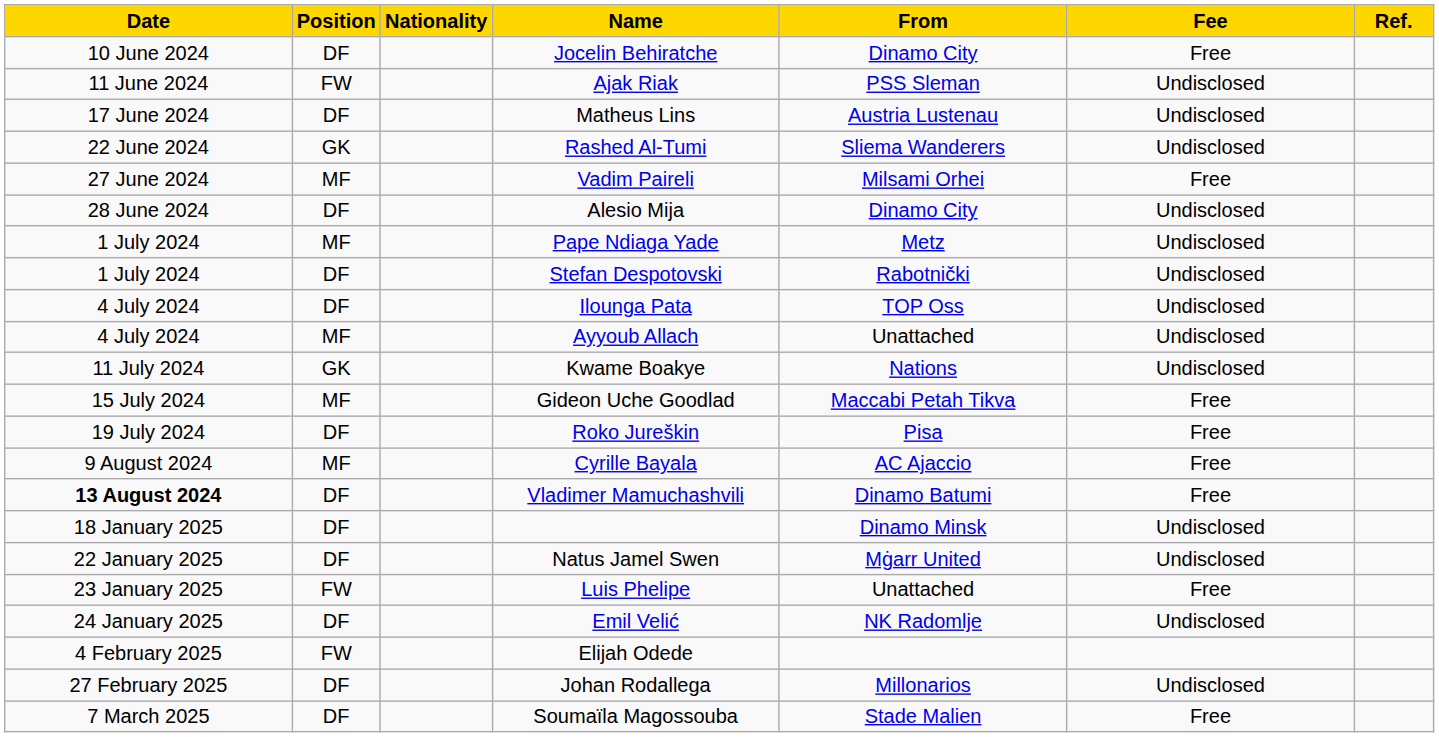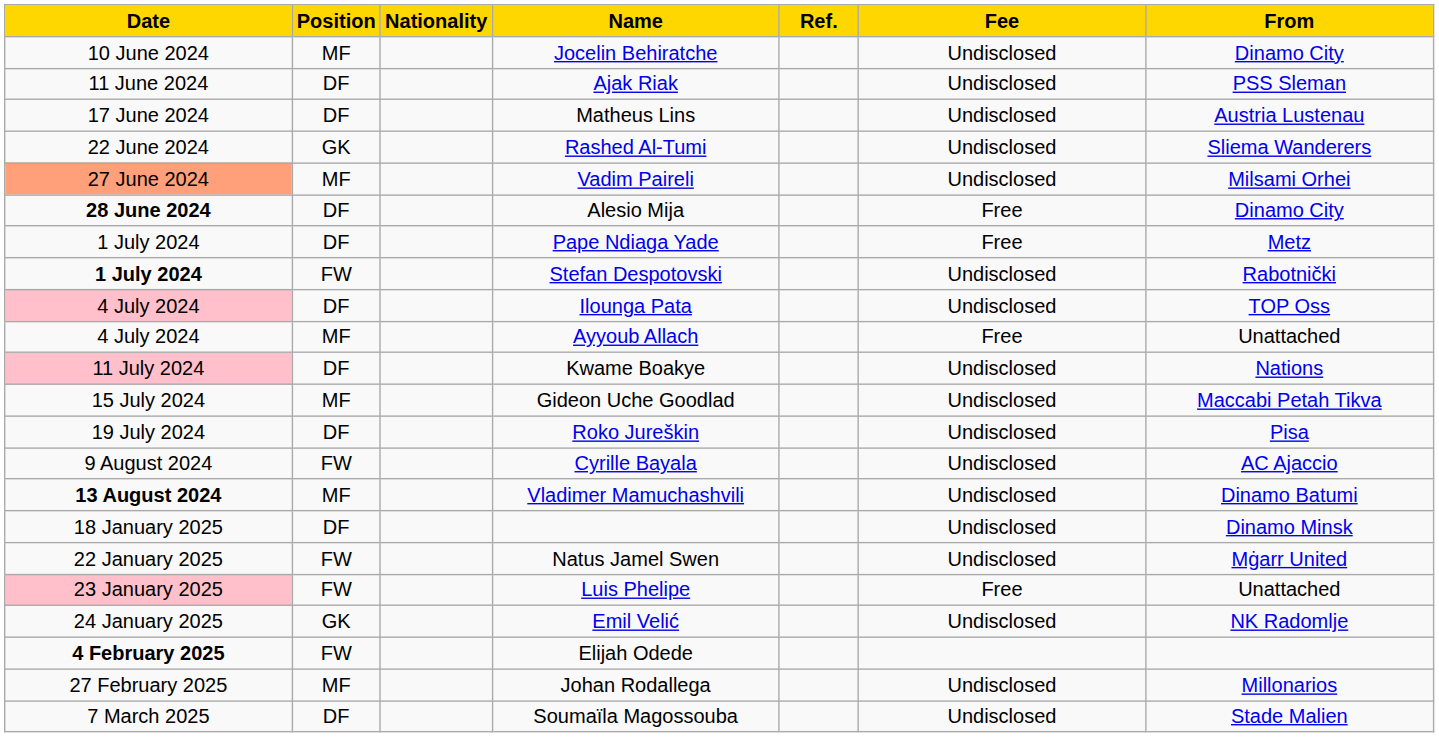columns swapped: (923, 21) <-> (1394, 21)
(336, 53) DF -> (336, 53) MF
(1210, 53) Free -> (1002, 53) Undisclosed
(336, 84) FW -> (336, 84) DF
(148, 179) no background -> (148, 179) lightsalmon background
(1210, 179) Free -> (1002, 179) Undisclosed
(148, 211) normal -> (148, 211) bold
(1210, 211) Undisclosed -> (1002, 211) Free
(336, 242) MF -> (336, 242) DF
(1210, 242) Undisclosed -> (1002, 242) Free
(148, 274) normal -> (148, 274) bold
(336, 274) DF -> (336, 274) FW
(148, 305) no background -> (148, 305) pink background
(1210, 337) Undisclosed -> (1002, 337) Free
(148, 369) no background -> (148, 369) pink background
(336, 369) GK -> (336, 369) DF
(1210, 400) Free -> (1002, 400) Undisclosed
(1210, 432) Free -> (1002, 432) Undisclosed
(336, 464) MF -> (336, 464) FW
(1210, 464) Free -> (1002, 464) Undisclosed
(336, 495) DF -> (336, 495) MF
(1210, 495) Free -> (1002, 495) Undisclosed
(336, 558) DF -> (336, 558) FW
(148, 590) no background -> (148, 590) pink background
(336, 622) DF -> (336, 622) GK
(148, 653) normal -> (148, 653) bold
(336, 685) DF -> (336, 685) MF
(1210, 717) Free -> (1002, 717) Undisclosed
